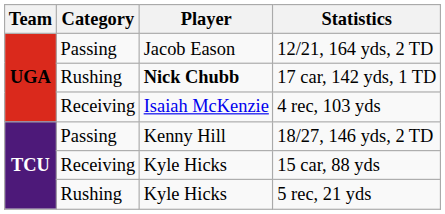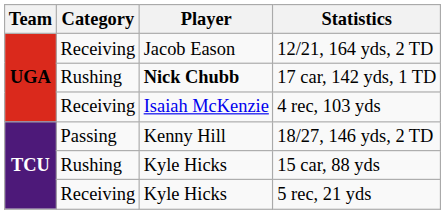(89, 48) Passing -> (98, 48) Receiving
(98, 164) Receiving -> (91, 164) Rushing
(91, 194) Rushing -> (98, 194) Receiving
